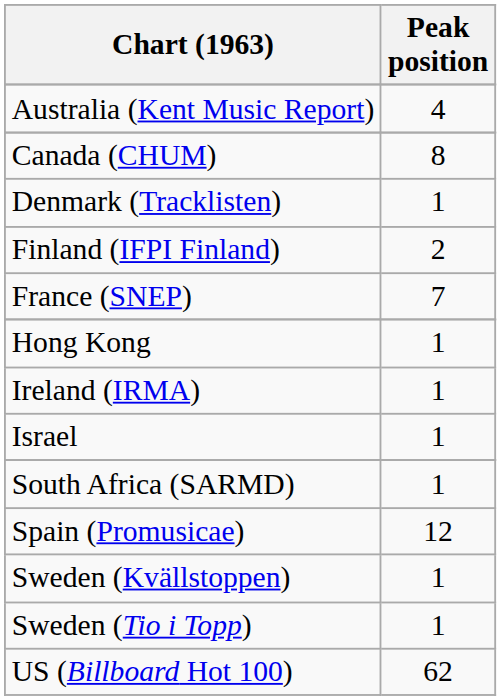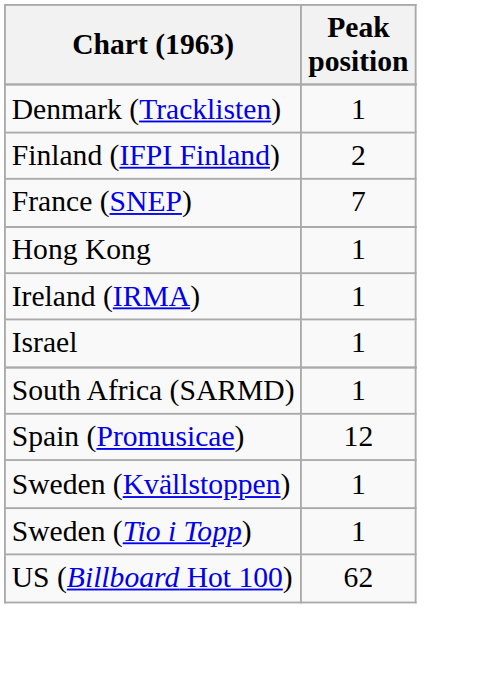- row: (193, 108)
- row: (114, 155)
